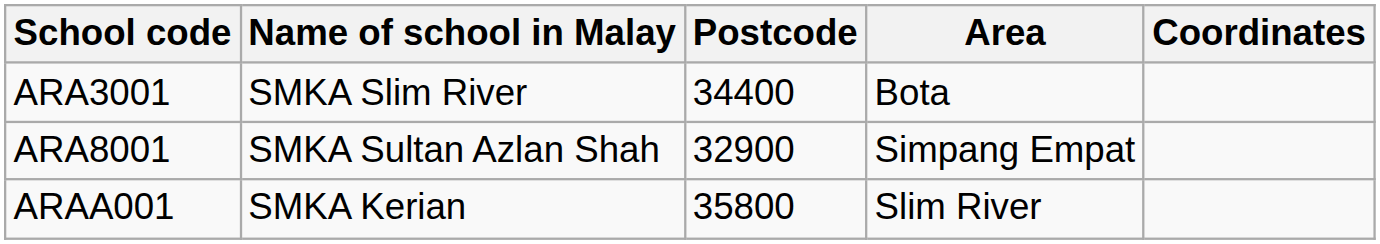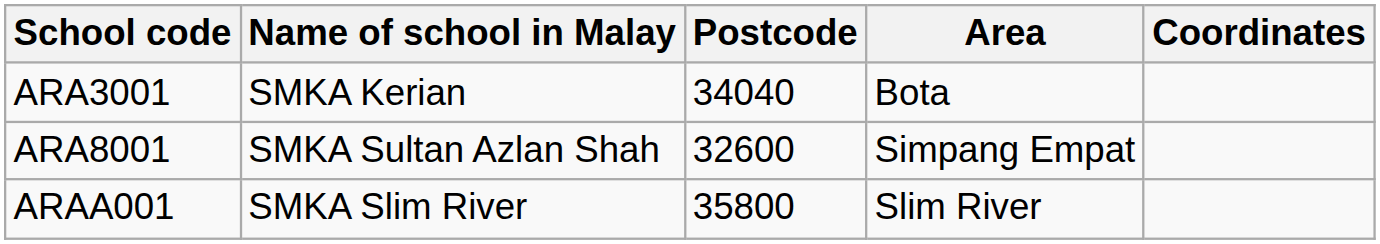(388, 91) SMKA Slim River -> (357, 91) SMKA Kerian
(744, 91) 34400 -> (744, 91) 34040
(744, 149) 32900 -> (744, 149) 32600
(357, 207) SMKA Kerian -> (388, 207) SMKA Slim River
